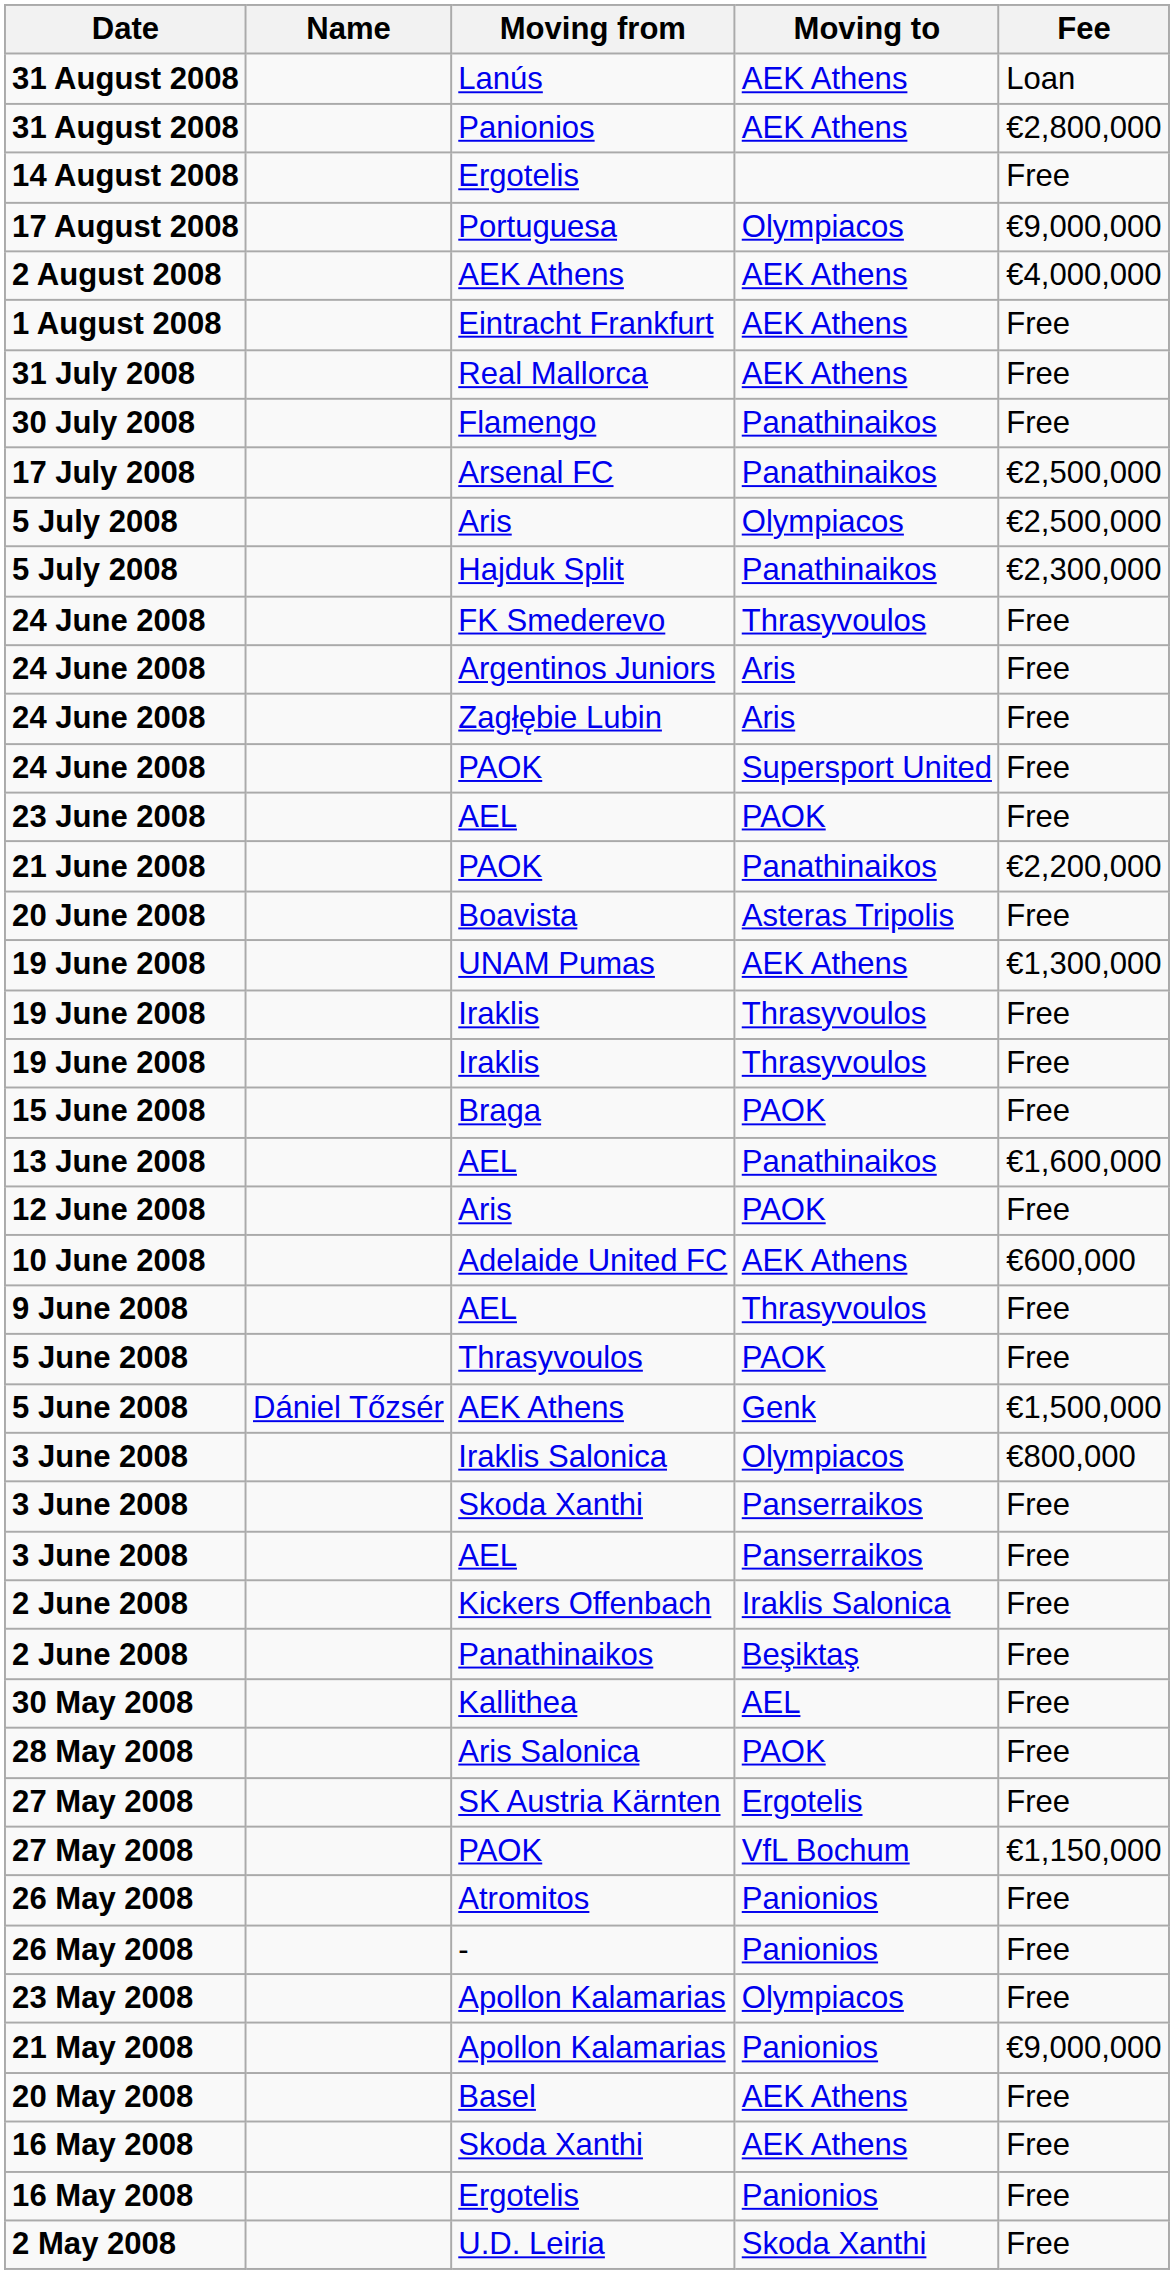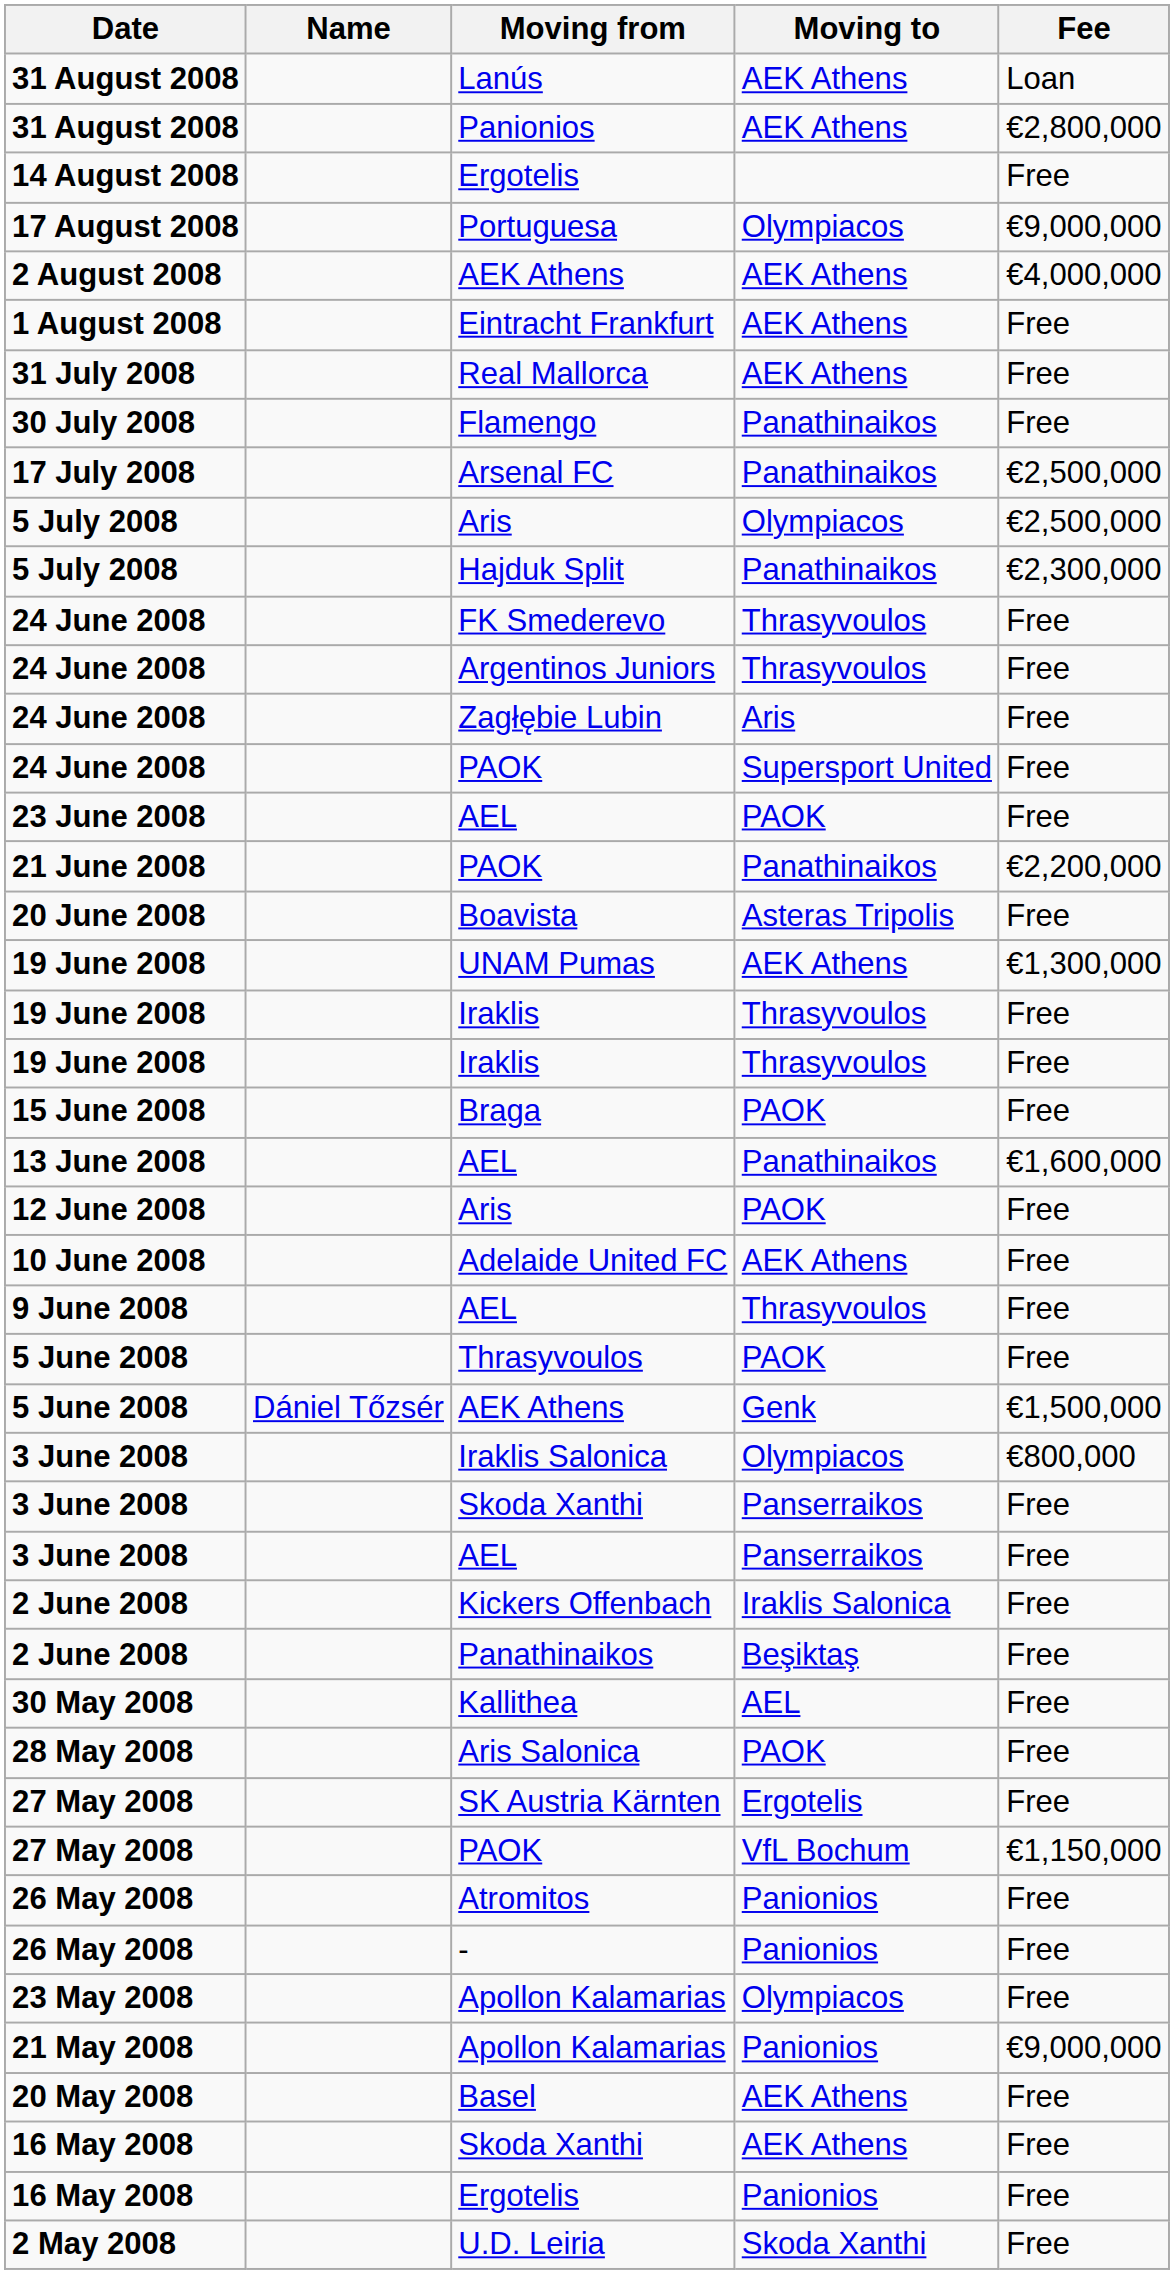(768, 669) Aris -> (834, 669) Thrasyvoulos
(1071, 1259) €600,000 -> (1038, 1259) Free
